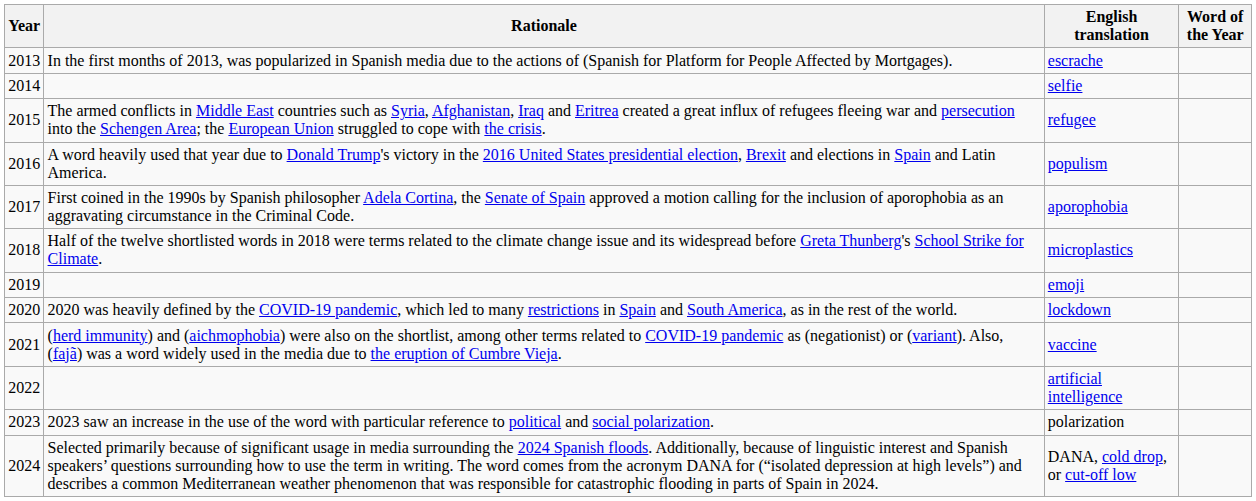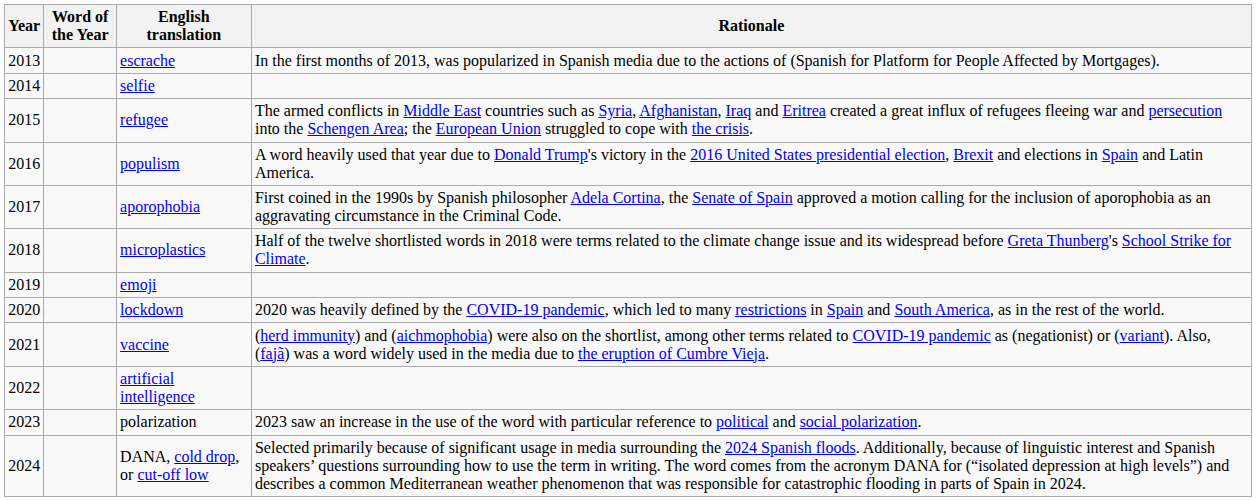columns swapped: (1215, 26) <-> (544, 26)
